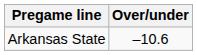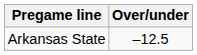(150, 38) –10.6 -> (150, 38) –12.5
